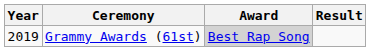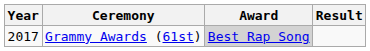(23, 36) 2019 -> (23, 36) 2017
